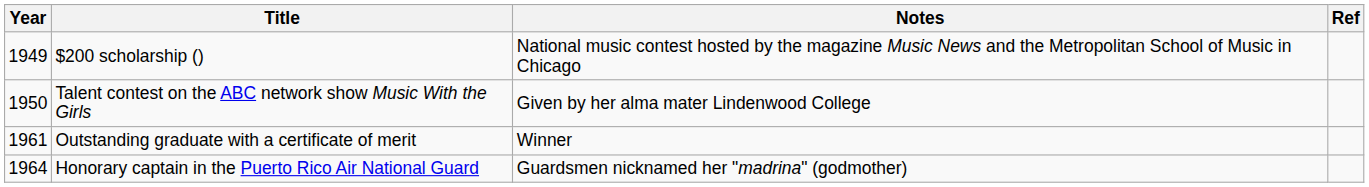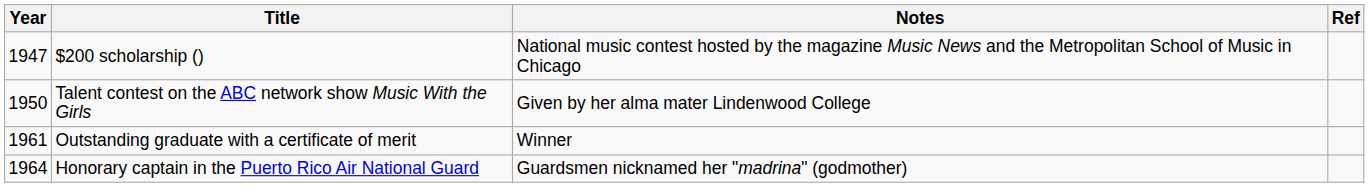(28, 55) 1949 -> (28, 55) 1947
